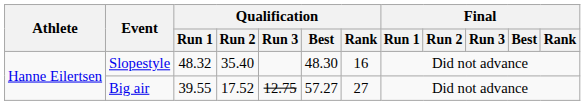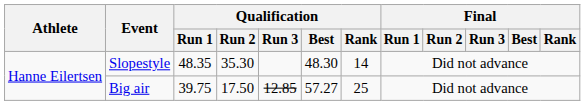(195, 64) 48.32 -> (195, 64) 48.35
(238, 64) 35.40 -> (238, 64) 35.30
(361, 64) 16 -> (361, 64) 14
(195, 88) 39.55 -> (195, 88) 39.75
(238, 88) 17.52 -> (238, 88) 17.50
(280, 88) 12.75 -> (280, 88) 12.85
(361, 88) 27 -> (361, 88) 25
